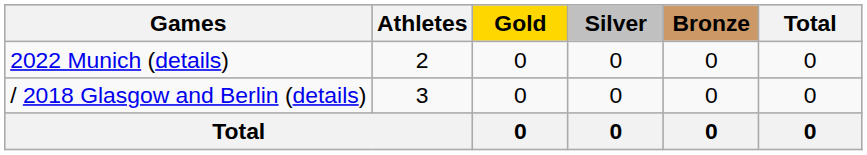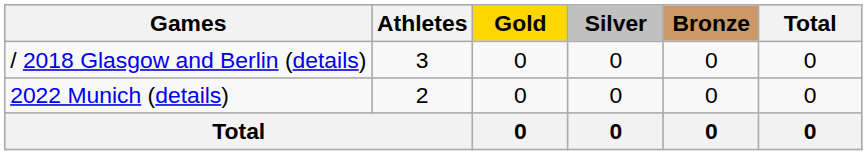rows swapped: (188, 96) <-> (120, 59)
